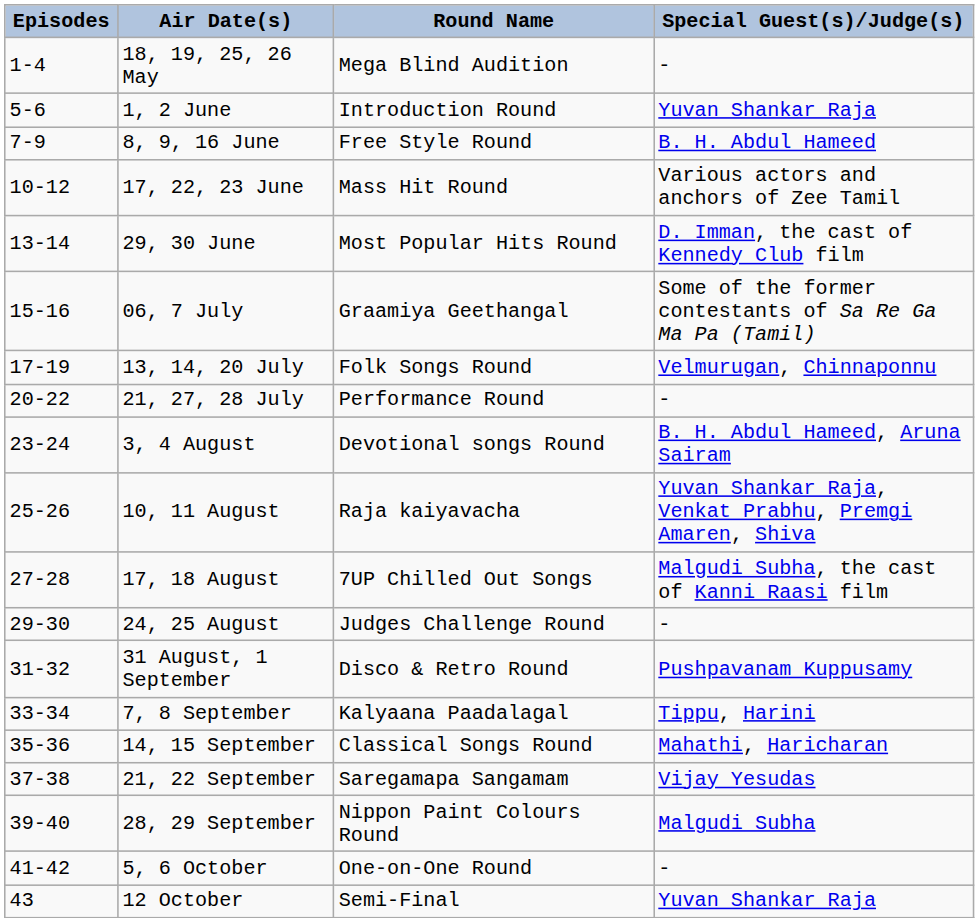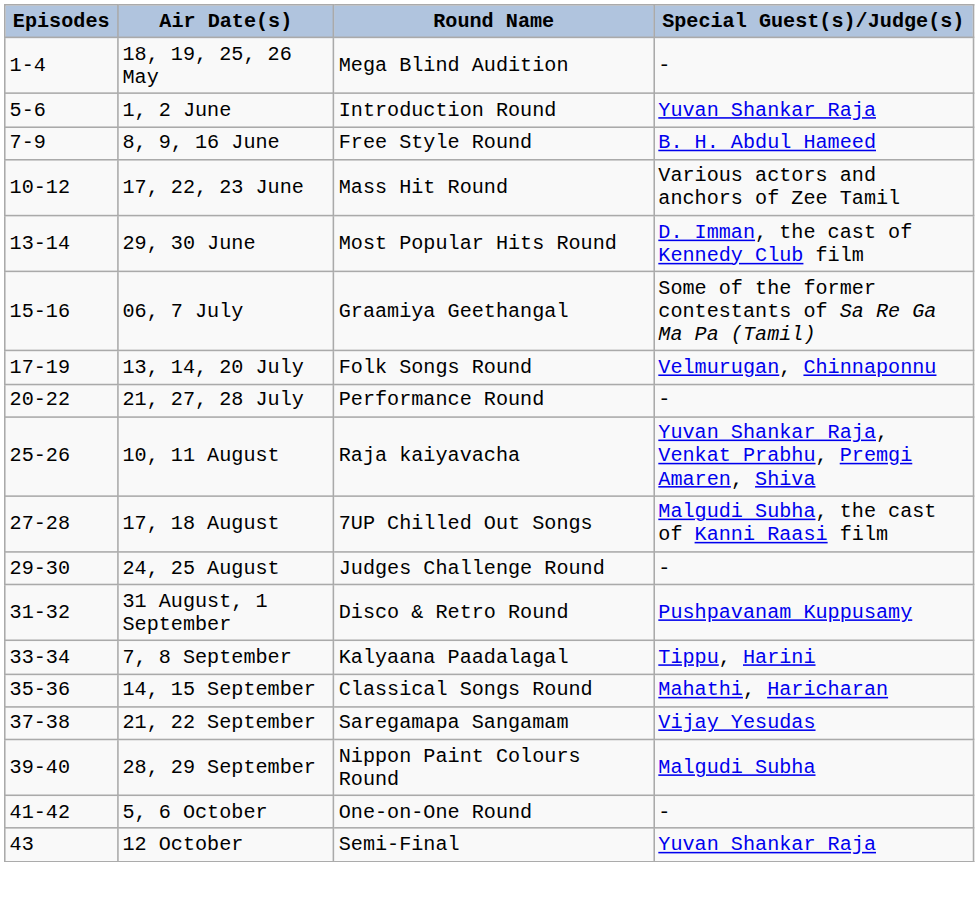- row: (189, 445)
